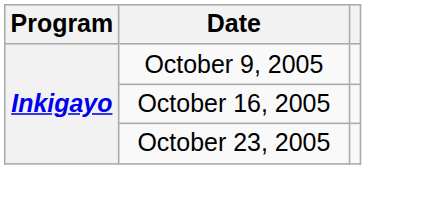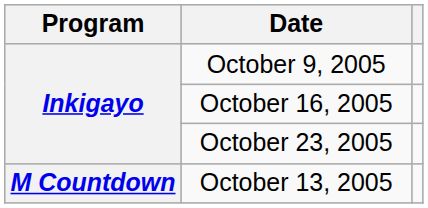+ row: (296, 182)
